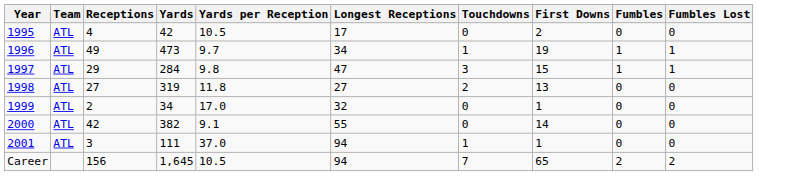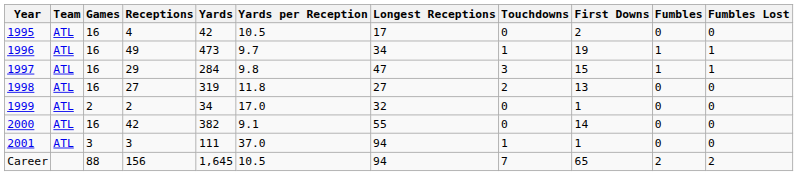+ column: (103, 14)
